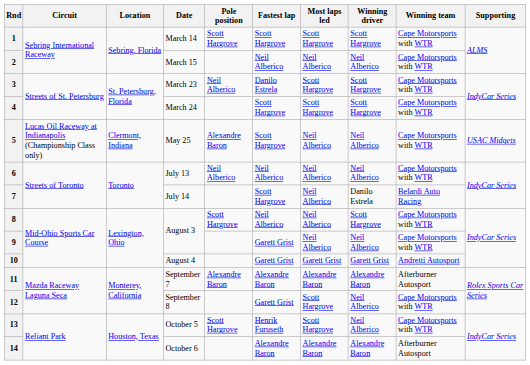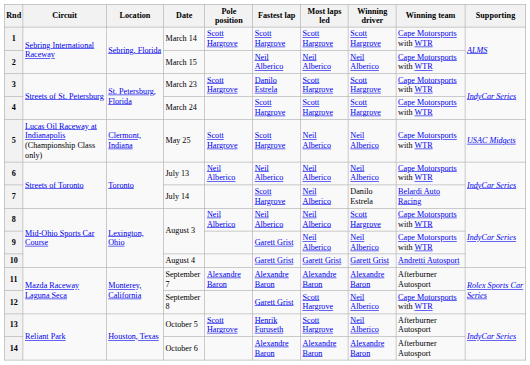(221, 84) Neil Alberico -> (222, 84) Scott Hargrove
(224, 140) Alexandre Baron -> (222, 140) Scott Hargrove
(222, 219) Scott Hargrove -> (221, 219) Neil Alberico
(427, 325) Cape Motorsports with WTR -> (417, 325) Afterburner Autosport
